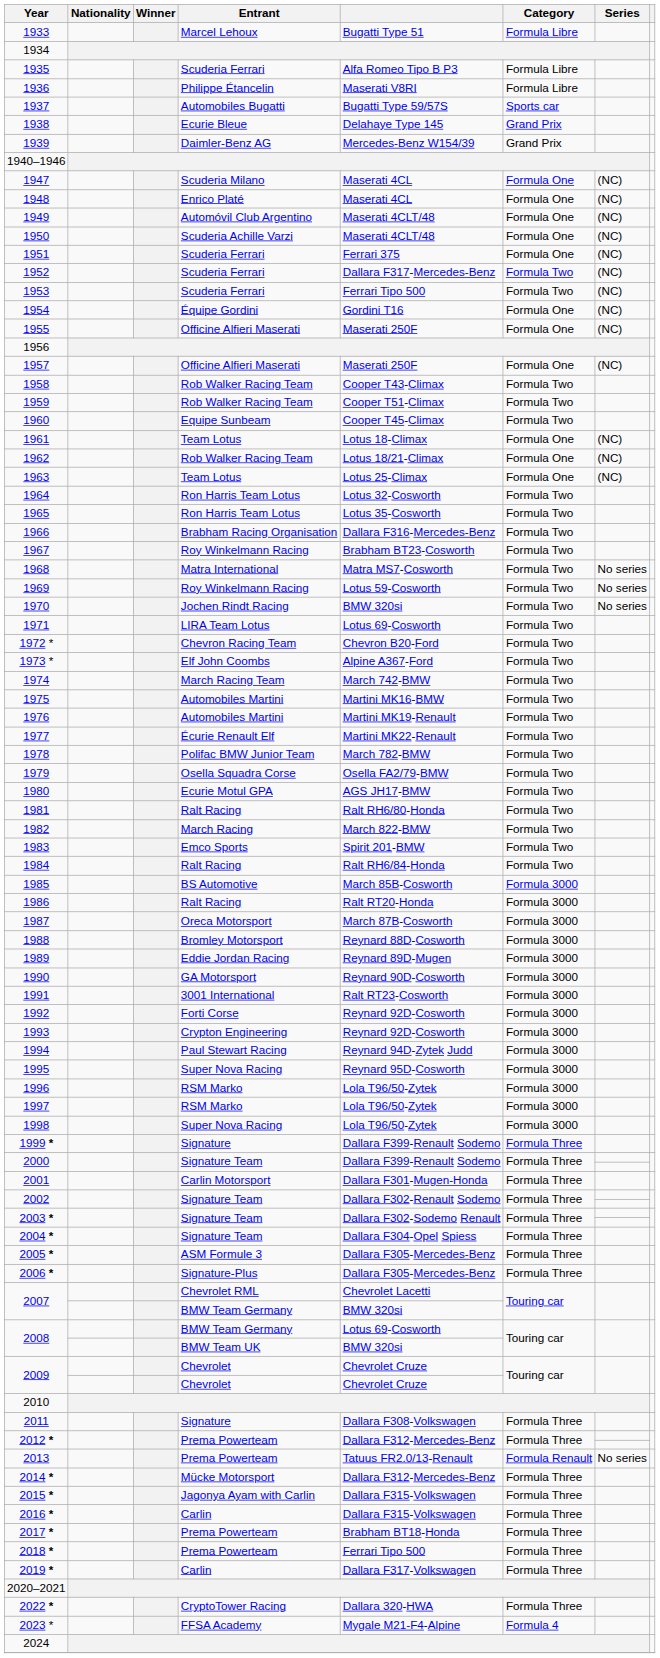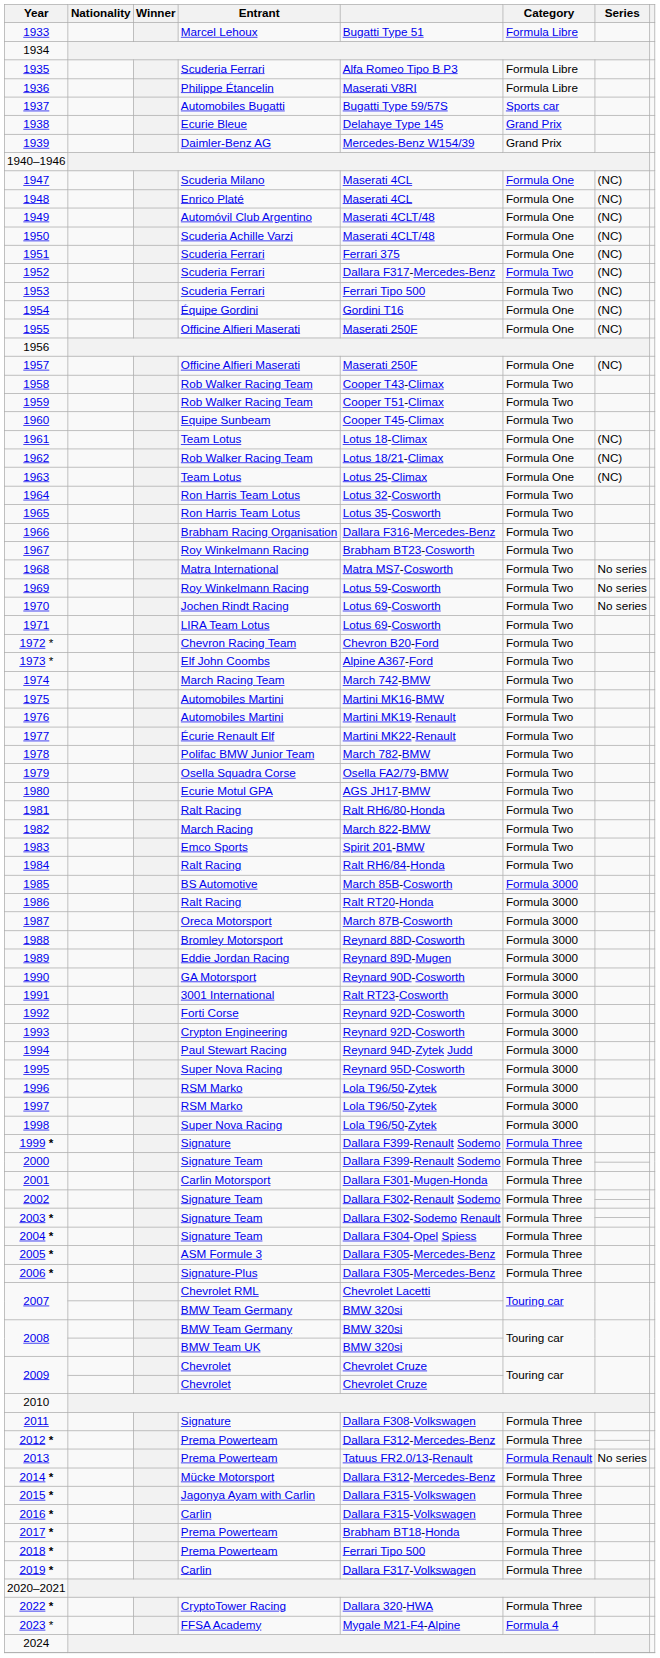(373, 606) BMW 320si -> (392, 606) Lotus 69-Cosworth
(392, 1328) Lotus 69-Cosworth -> (373, 1328) BMW 320si
